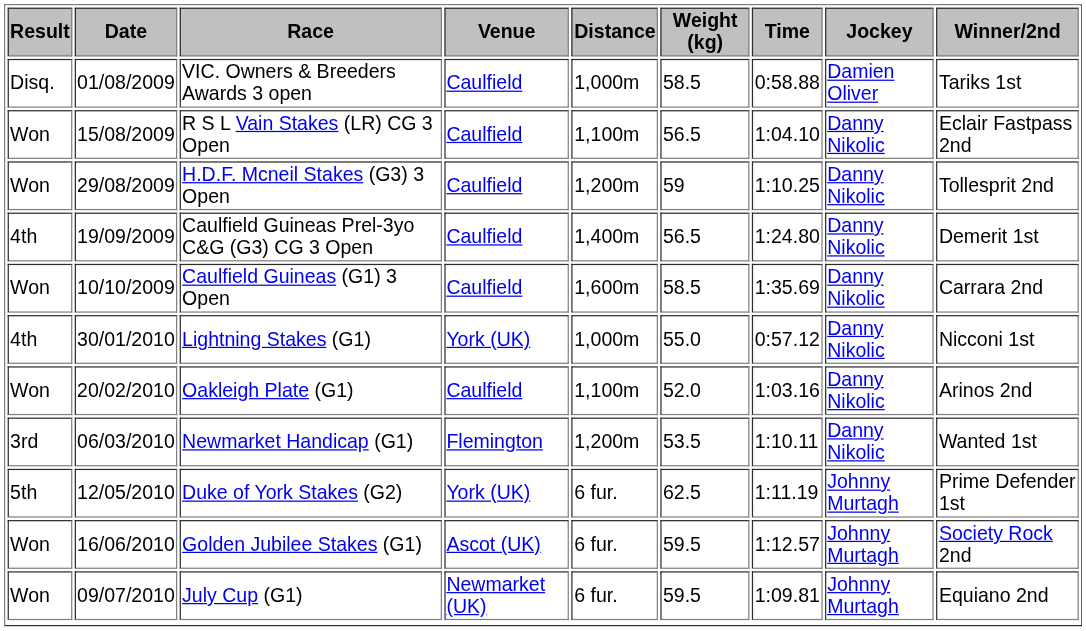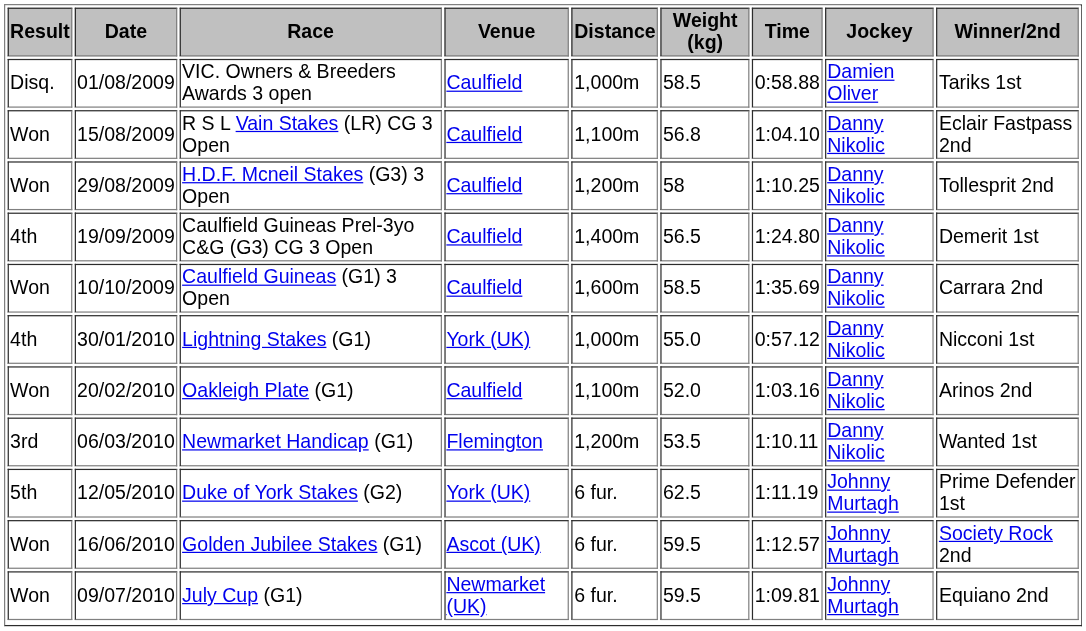(682, 134) 56.5 -> (682, 134) 56.8
(674, 185) 59 -> (674, 185) 58
